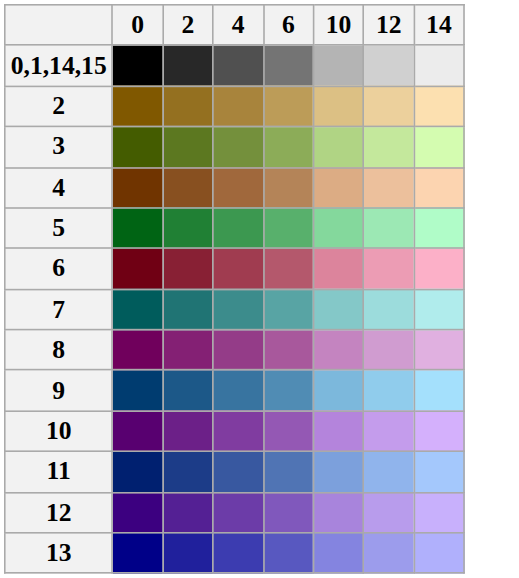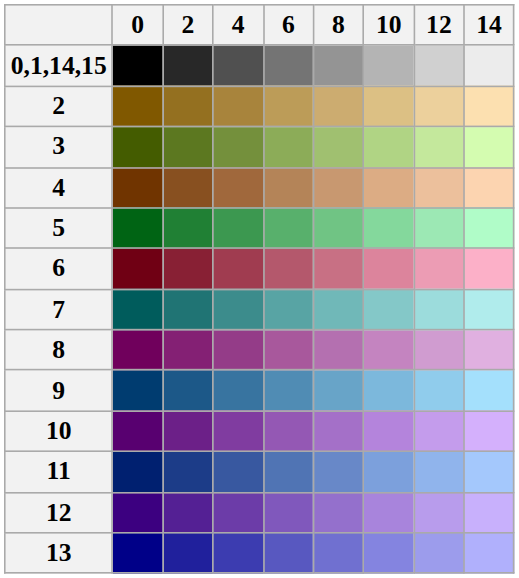+ column: (338, 24)
